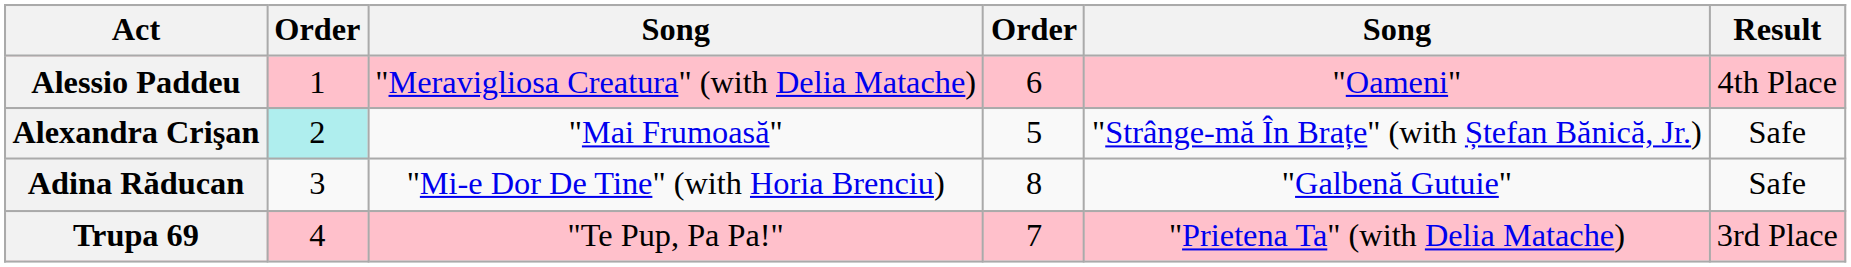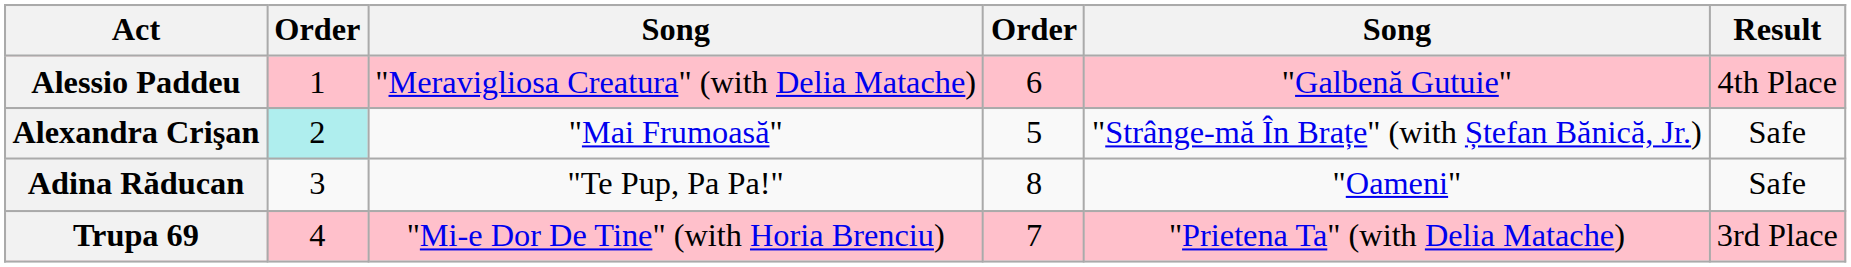(1397, 81) "Oameni" -> (1397, 81) "Galbenă Gutuie"
(676, 183) "Mi-e Dor De Tine" (with Horia Brenciu) -> (676, 183) "Te Pup, Pa Pa!"
(1397, 183) "Galbenă Gutuie" -> (1397, 183) "Oameni"
(676, 235) "Te Pup, Pa Pa!" -> (676, 235) "Mi-e Dor De Tine" (with Horia Brenciu)
